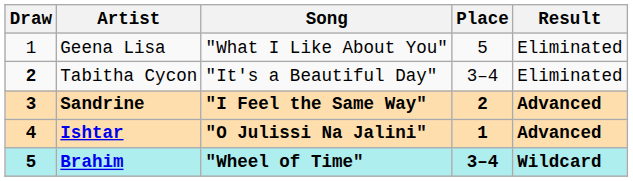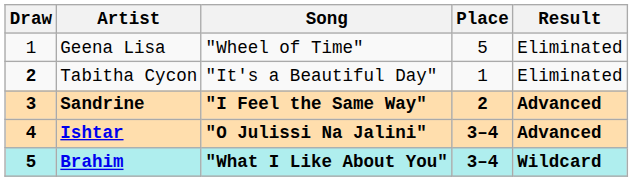(327, 48) "What I Like About You" -> (285, 48) "Wheel of Time"
(483, 76) 3–4 -> (483, 76) 1
(483, 133) 1 -> (483, 133) 3–4
(285, 162) "Wheel of Time" -> (327, 162) "What I Like About You"
